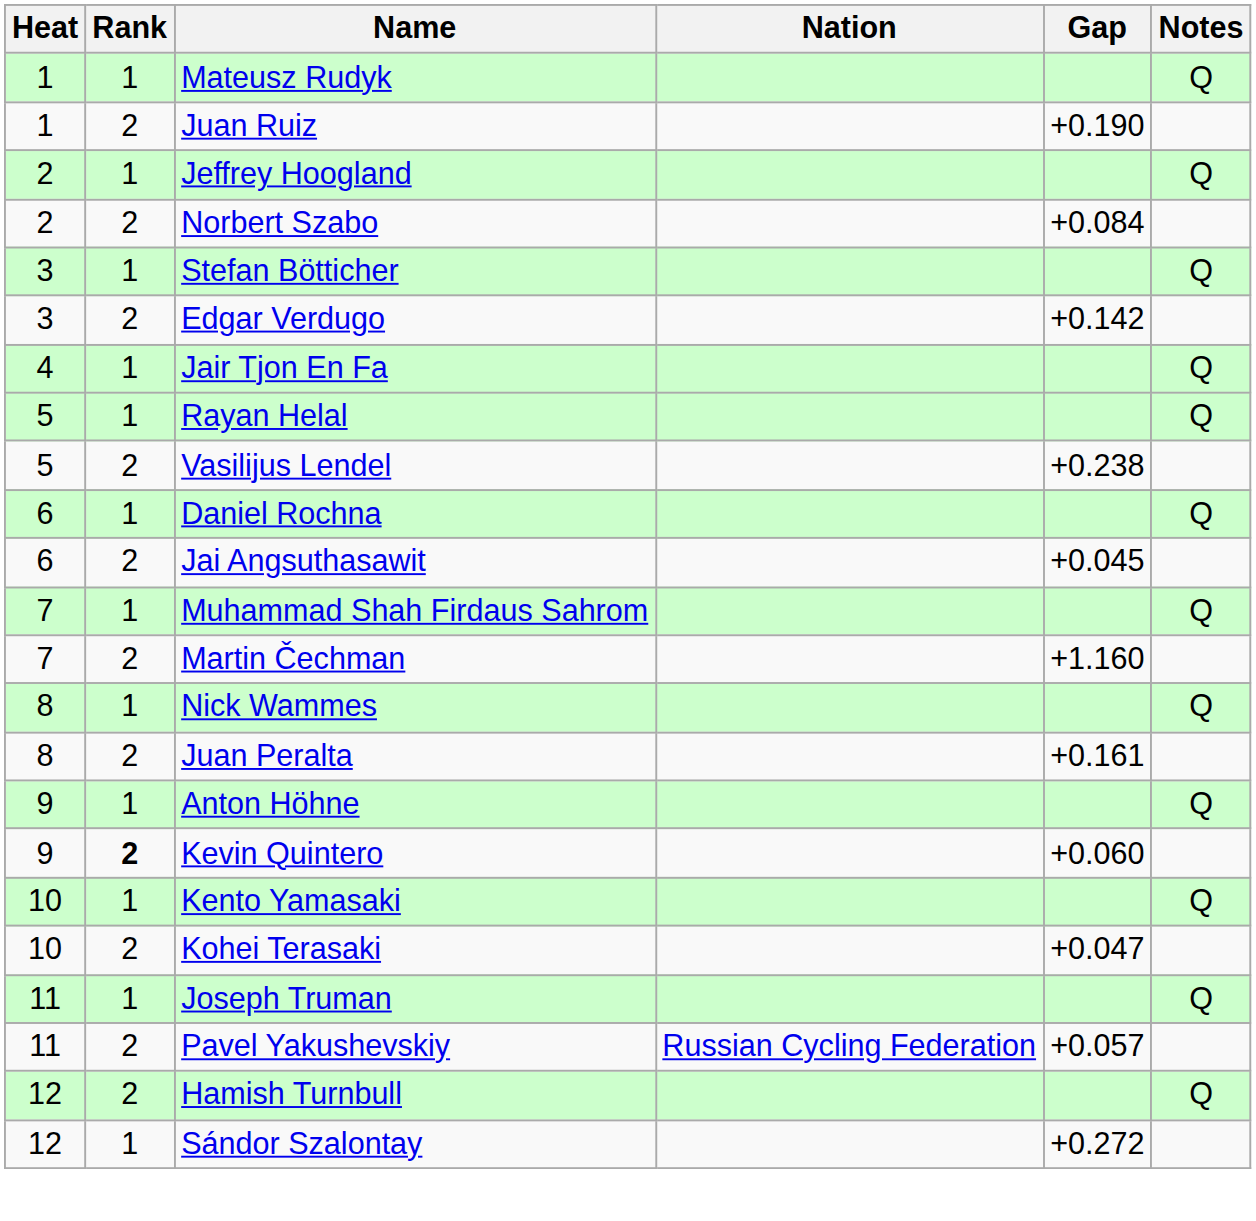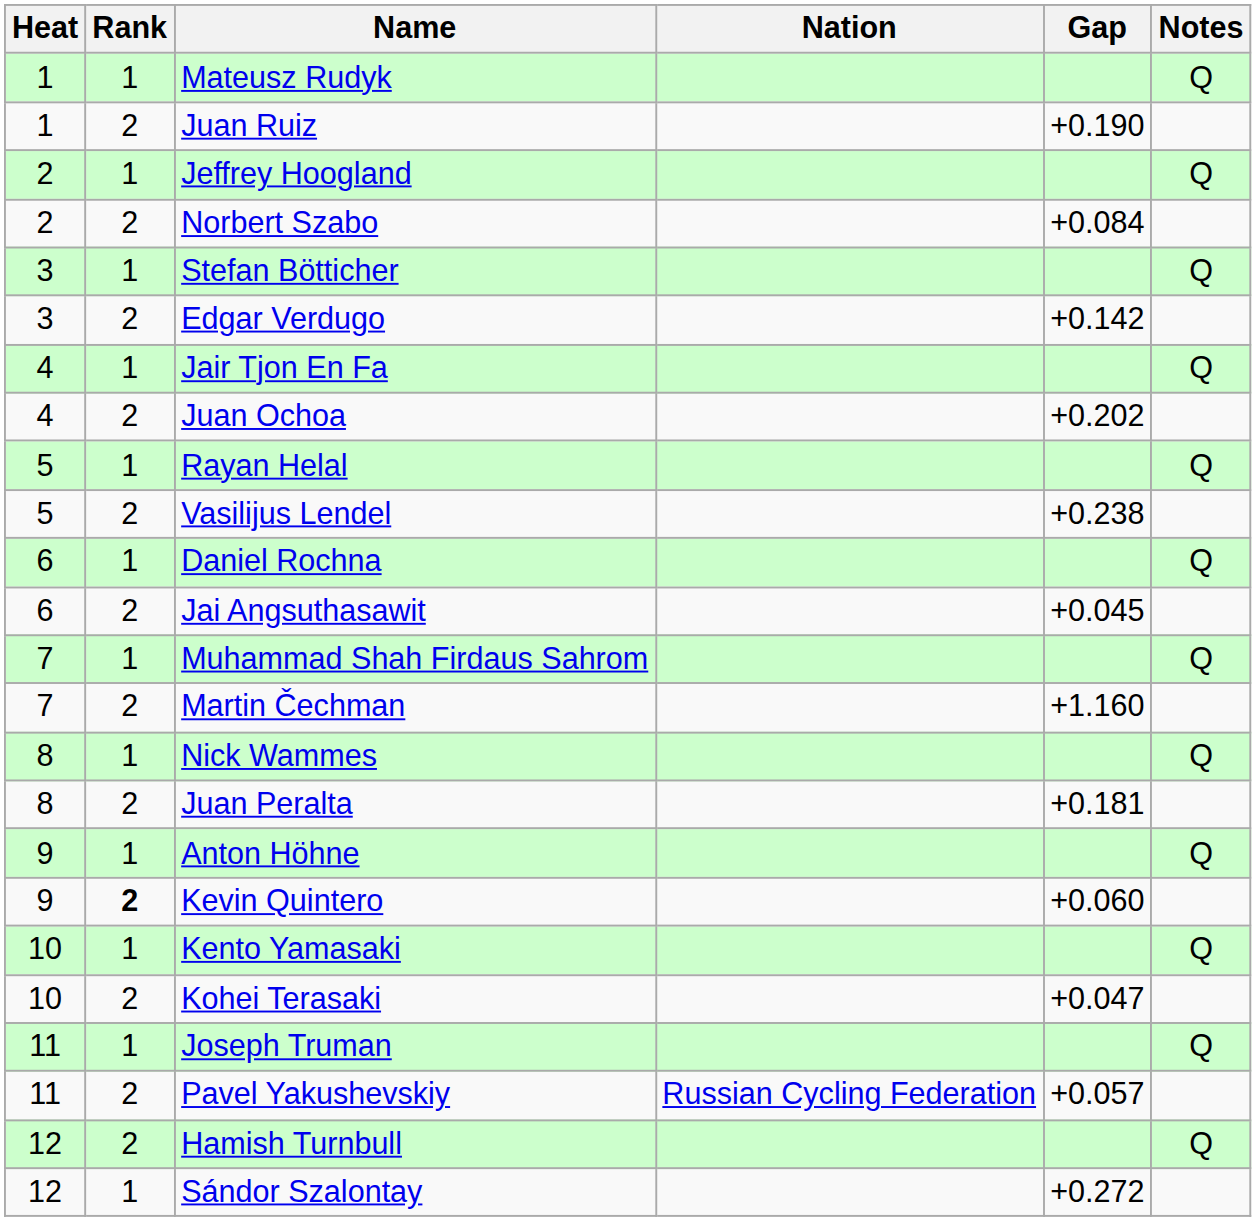+ row: (264, 416)
(1097, 755) +0.161 -> (1097, 804) +0.181
